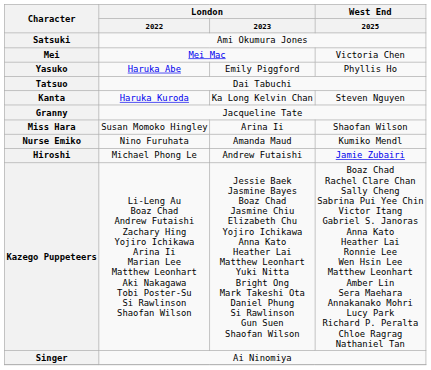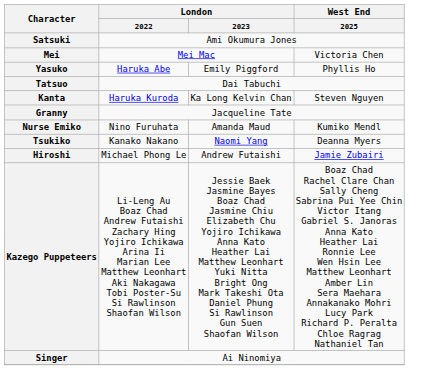- row: (52, 127)
+ row: (52, 141)
